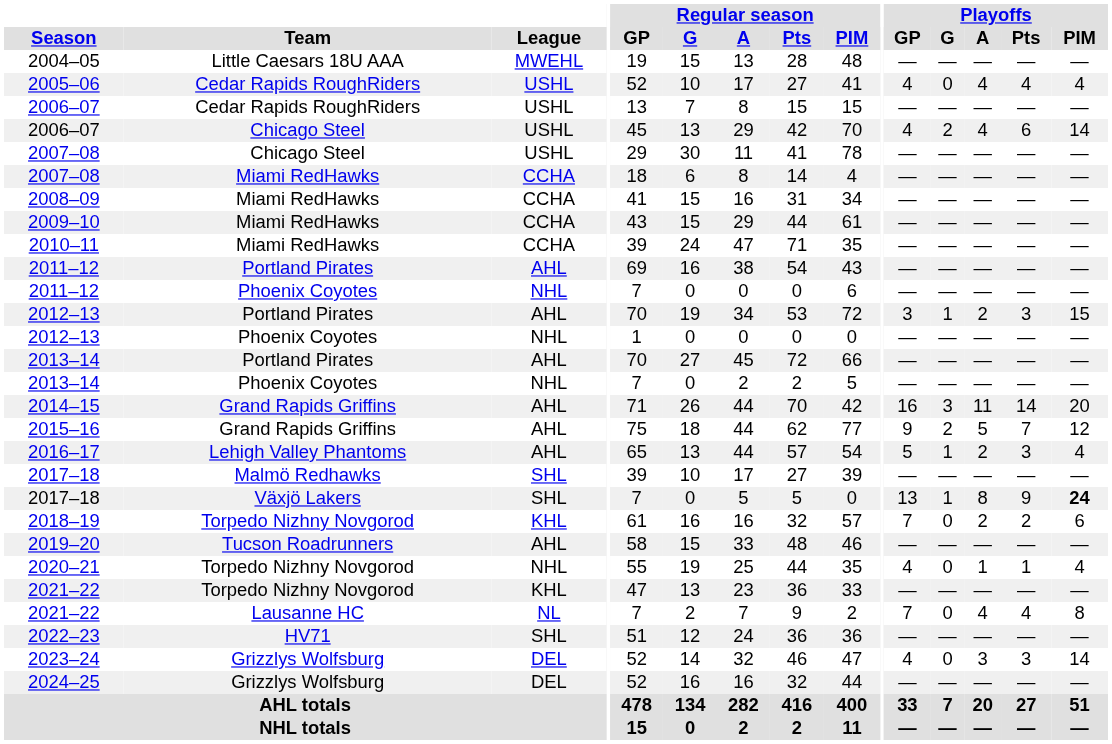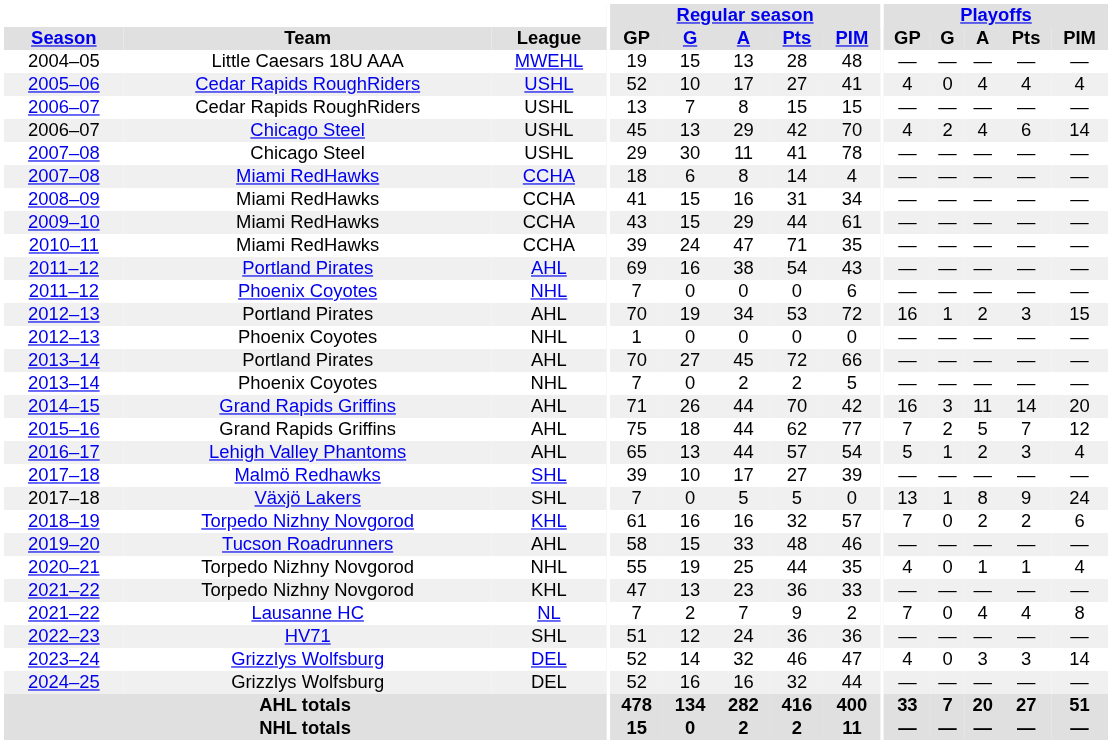(907, 314) 3 -> (907, 314) 16
(907, 429) 9 -> (907, 429) 7
(1080, 498) bold -> (1080, 498) normal
